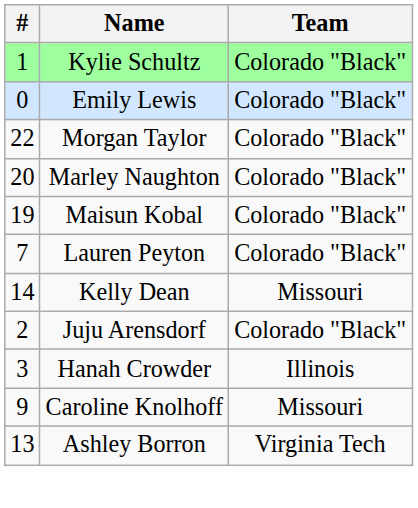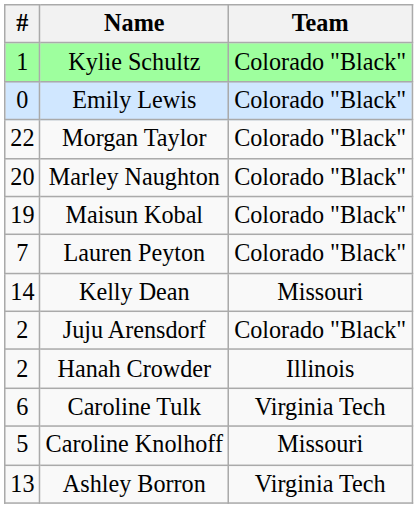(22, 368) 3 -> (22, 368) 2
+ row: (134, 406)
(22, 406) 9 -> (22, 445) 5
